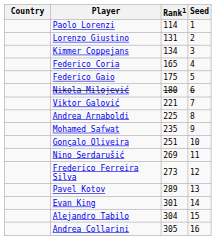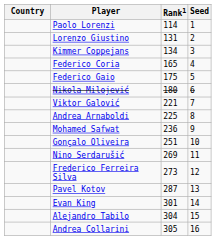(170, 129) 235 -> (170, 129) 236
(170, 190) 289 -> (170, 190) 287
